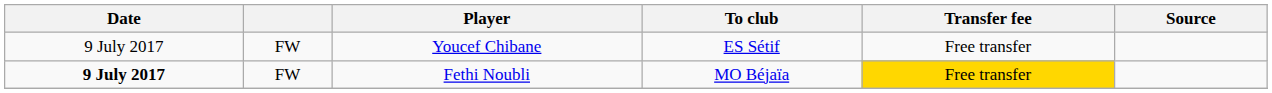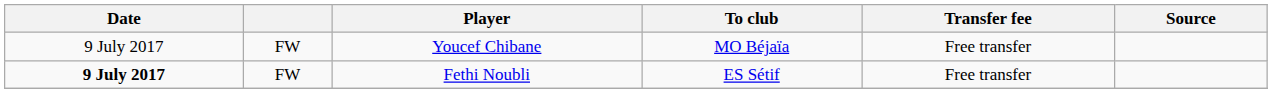(752, 46) ES Sétif -> (752, 46) MO Béjaïa
(752, 74) MO Béjaïa -> (752, 74) ES Sétif
(988, 74) gold background -> (988, 74) no background
